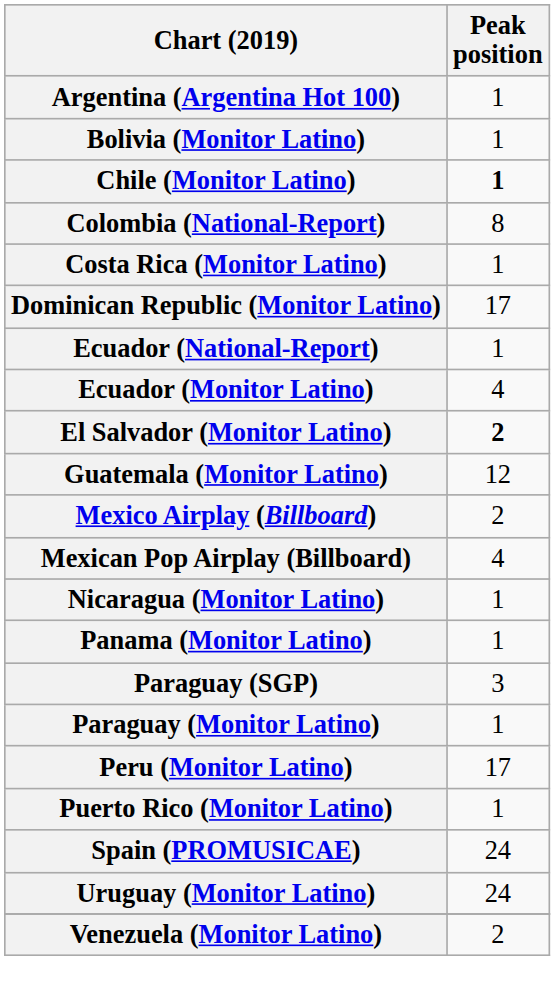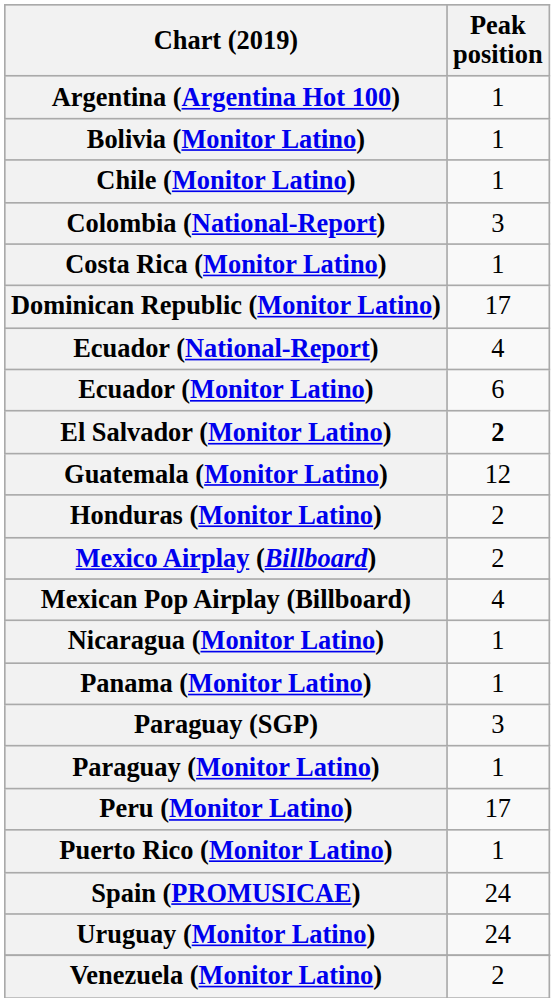(498, 180) bold -> (498, 180) normal
(498, 222) 8 -> (498, 222) 3
(498, 348) 1 -> (498, 348) 4
(498, 390) 4 -> (498, 390) 6
+ row: (226, 515)
